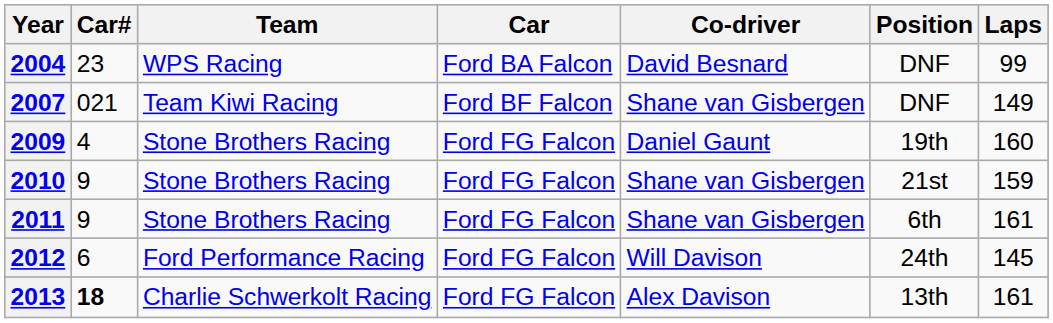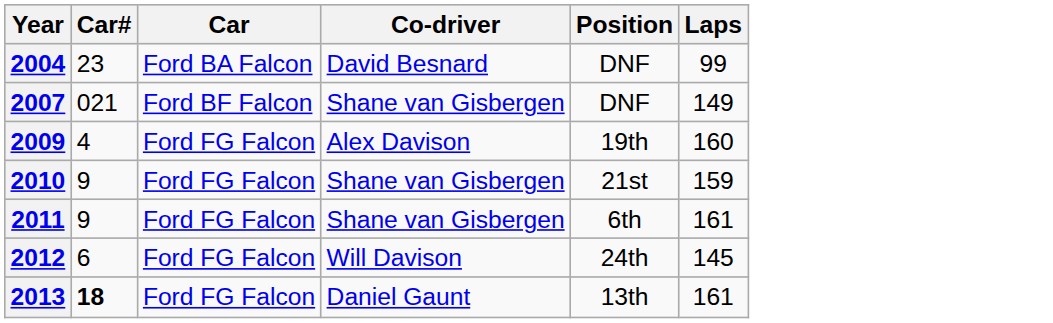- column: (287, 24)
(698, 141) Daniel Gaunt -> (398, 141) Alex Davison
(698, 297) Alex Davison -> (398, 297) Daniel Gaunt
